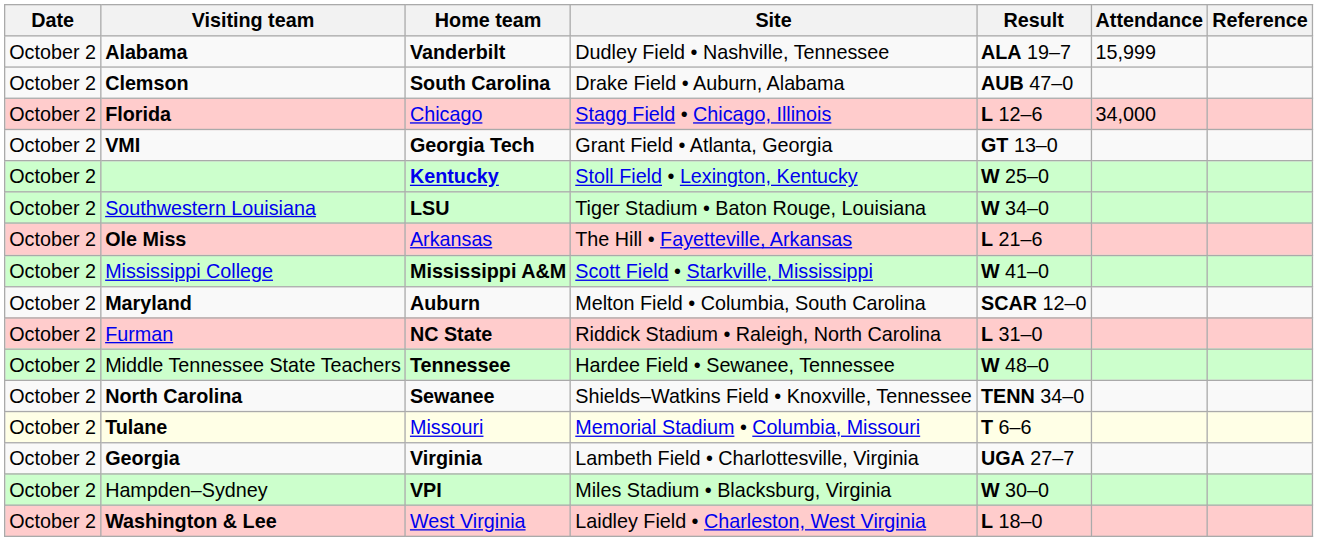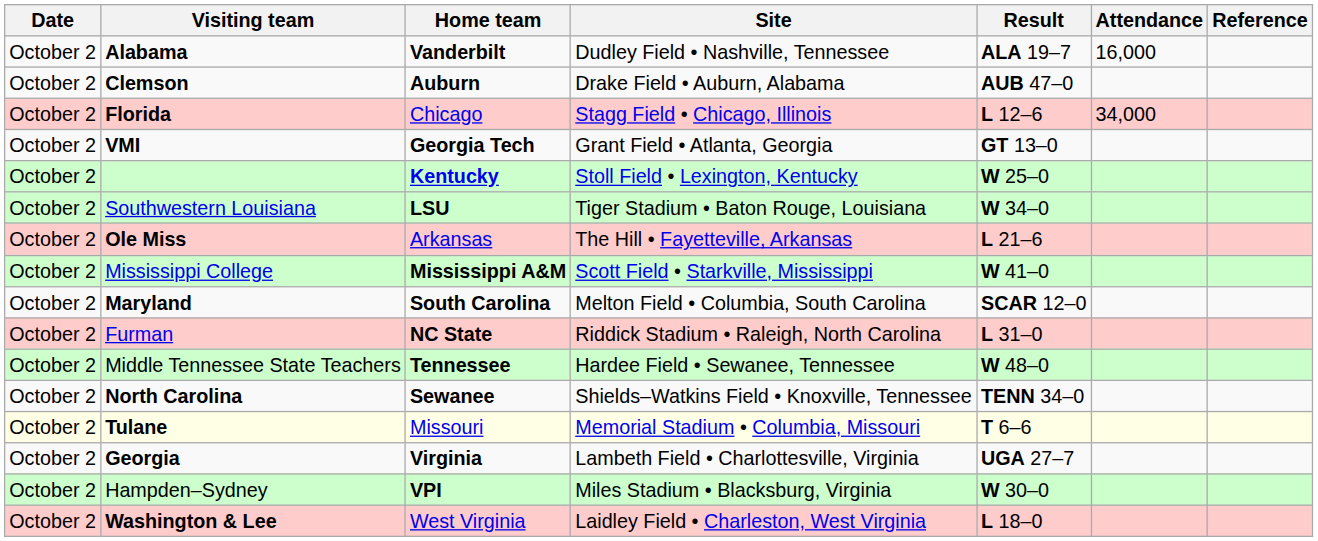(1126, 52) 15,999 -> (1126, 52) 16,000
(480, 83) South Carolina -> (445, 83) Auburn
(445, 302) Auburn -> (480, 302) South Carolina
